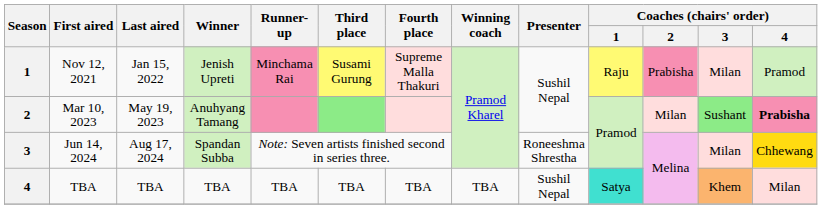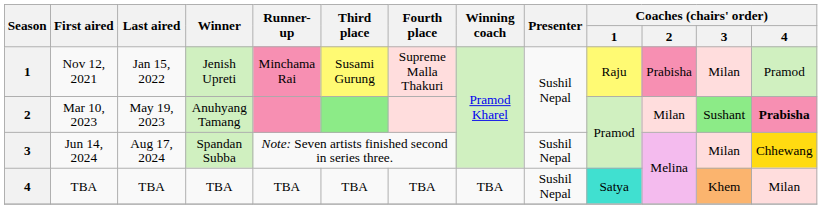(554, 151) Roneeshma Shrestha -> (555, 151) Sushil Nepal
